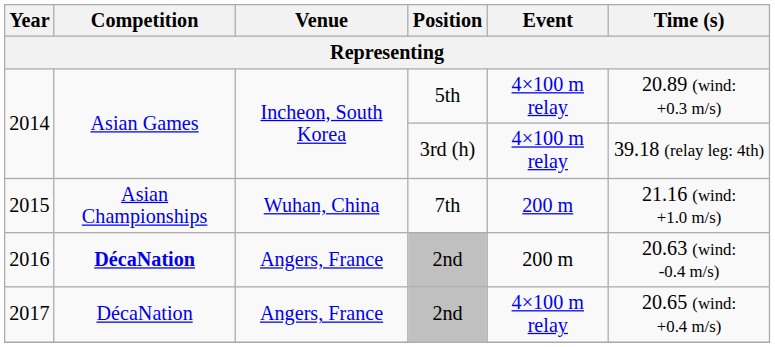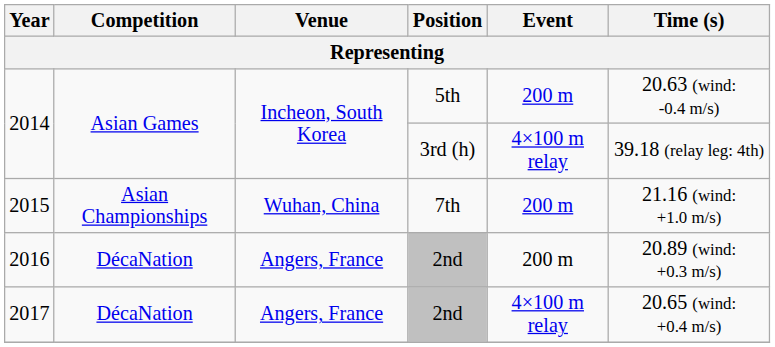(548, 95) 4×100 m relay -> (548, 95) 200 m
(689, 95) 20.89 (wind: +0.3 m/s) -> (689, 95) 20.63 (wind: -0.4 m/s)
(145, 259) bold -> (145, 259) normal
(689, 259) 20.63 (wind: -0.4 m/s) -> (689, 259) 20.89 (wind: +0.3 m/s)
